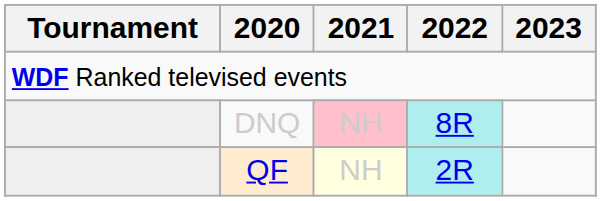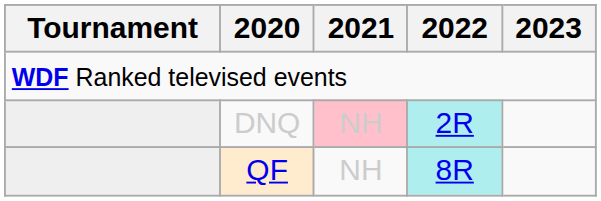(455, 123) 8R -> (455, 123) 2R
(361, 170) lightyellow background -> (361, 170) no background
(455, 170) 2R -> (455, 170) 8R
